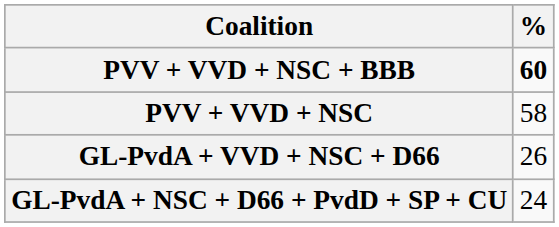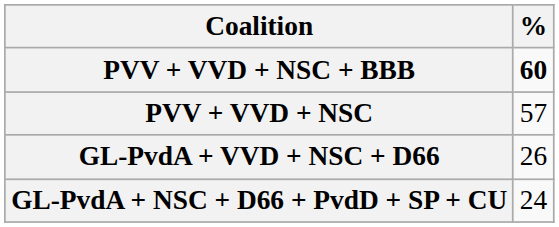(533, 112) 58 -> (533, 112) 57
